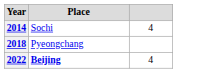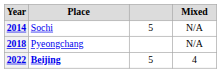+ column: (194, 12)
(151, 28) 4 -> (151, 28) 5
(151, 60) 4 -> (151, 60) 5
